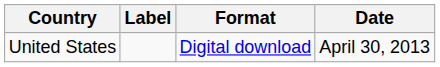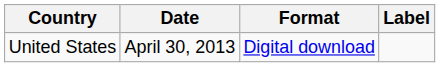columns swapped: (375, 18) <-> (148, 18)
